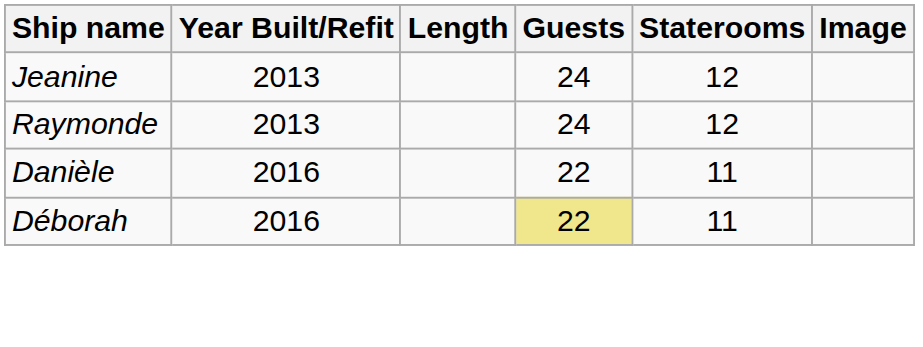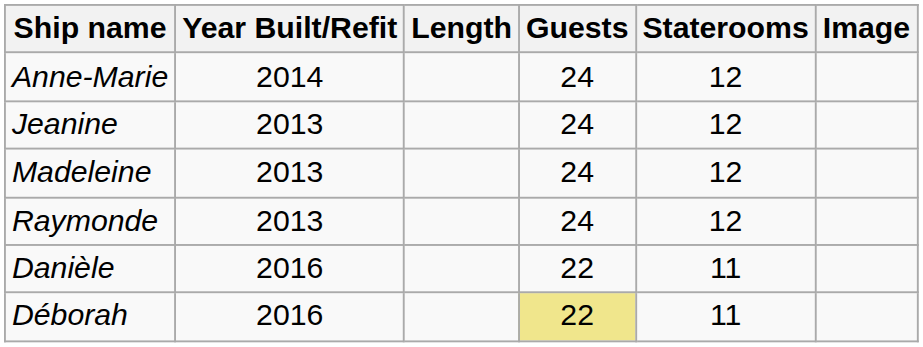+ row: (90, 76)
+ row: (82, 172)
